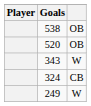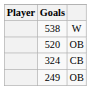(77, 28) OB -> (77, 28) W
- row: (52, 61)
(77, 93) W -> (77, 77) OB
